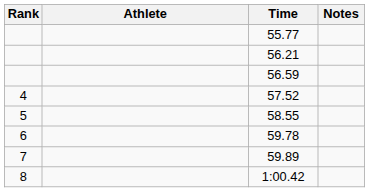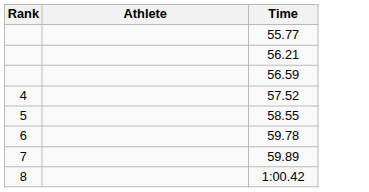- column: (341, 14)
